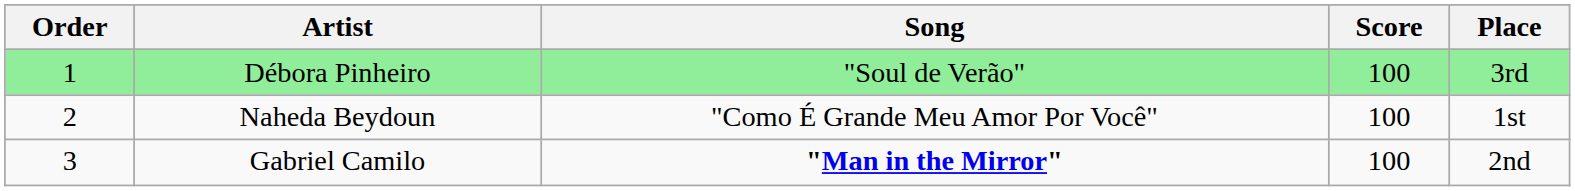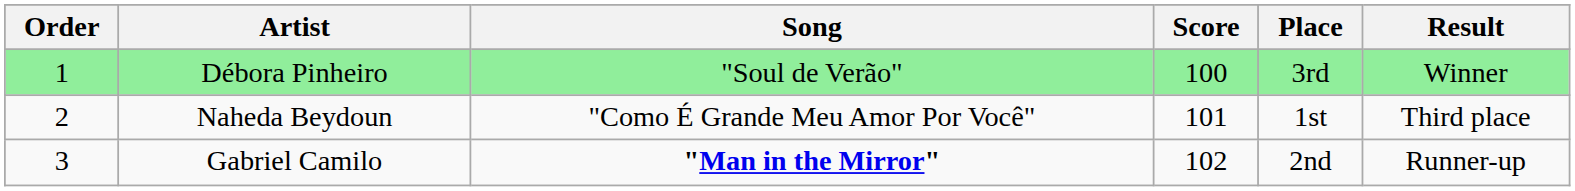+ column: (1466, 26)
(1389, 116) 100 -> (1206, 116) 101
(1389, 161) 100 -> (1206, 161) 102
